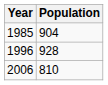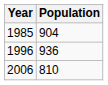(49, 51) 928 -> (49, 51) 936
